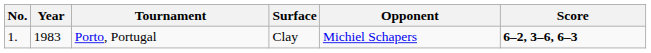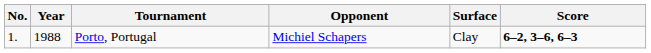columns swapped: (295, 14) <-> (410, 14)
(47, 36) 1983 -> (47, 36) 1988
